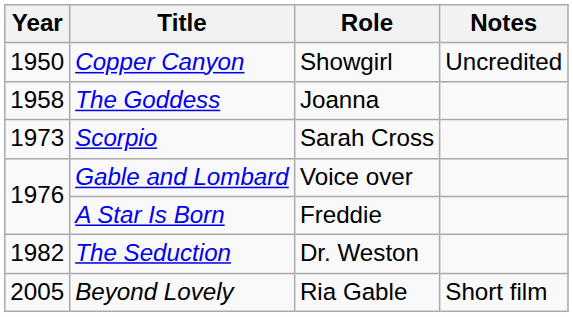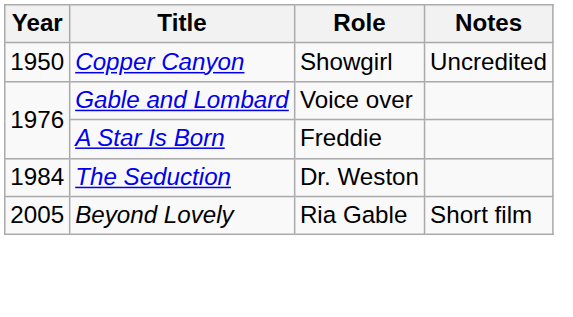- row: (148, 100)
- row: (116, 138)
(37, 253) 1982 -> (37, 176) 1984
